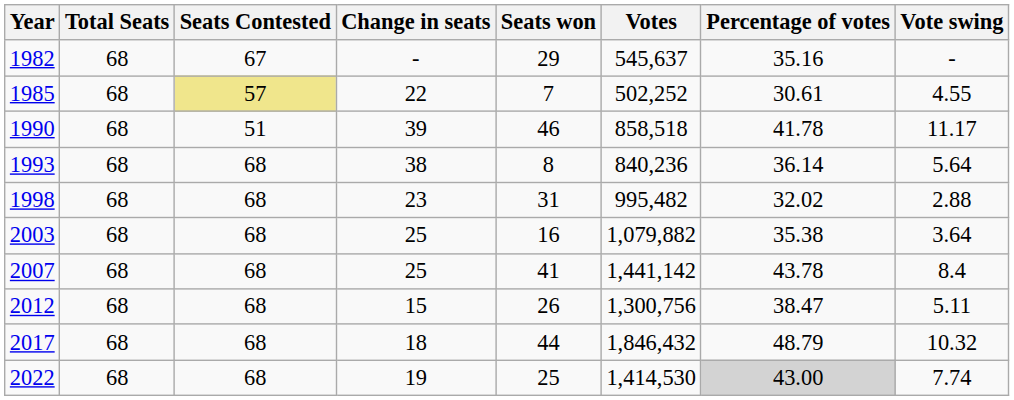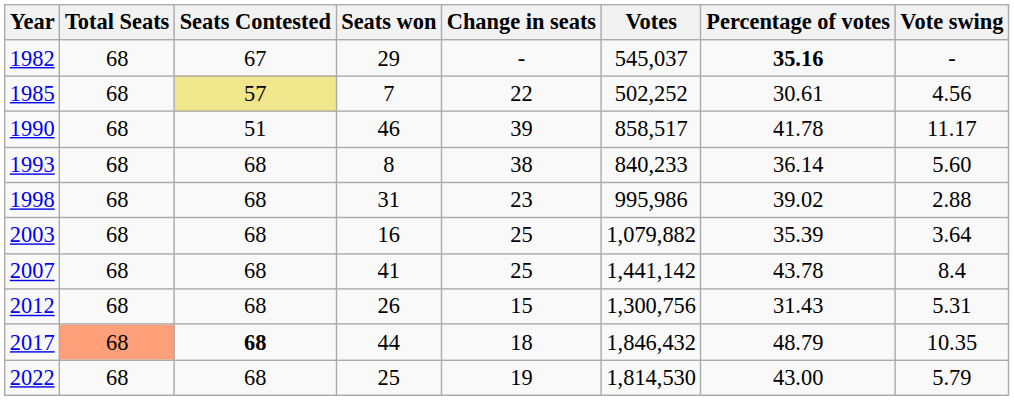columns swapped: (548, 22) <-> (416, 22)
(651, 57) 545,637 -> (651, 57) 545,037
(798, 57) normal -> (798, 57) bold
(952, 93) 4.55 -> (952, 93) 4.56
(651, 128) 858,518 -> (651, 128) 858,517
(651, 164) 840,236 -> (651, 164) 840,233
(952, 164) 5.64 -> (952, 164) 5.60
(651, 199) 995,482 -> (651, 199) 995,986
(798, 199) 32.02 -> (798, 199) 39.02
(798, 235) 35.38 -> (798, 235) 35.39
(798, 306) 38.47 -> (798, 306) 31.43
(952, 306) 5.11 -> (952, 306) 5.31
(117, 341) no background -> (117, 341) lightsalmon background
(255, 341) normal -> (255, 341) bold
(952, 341) 10.32 -> (952, 341) 10.35
(651, 377) 1,414,530 -> (651, 377) 1,814,530
(798, 377) lightgrey background -> (798, 377) no background
(952, 377) 7.74 -> (952, 377) 5.79
